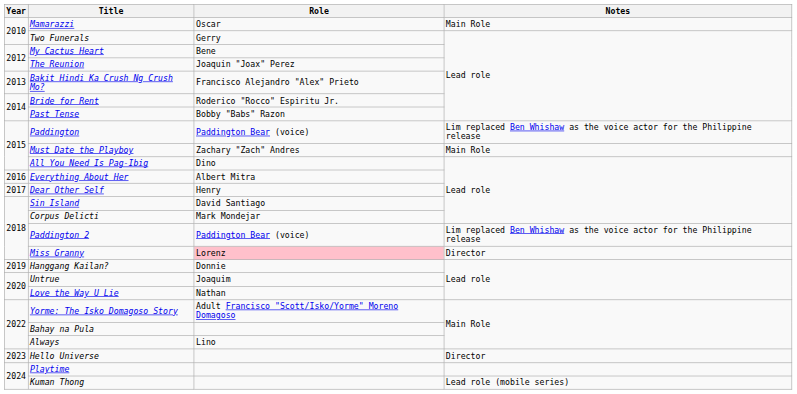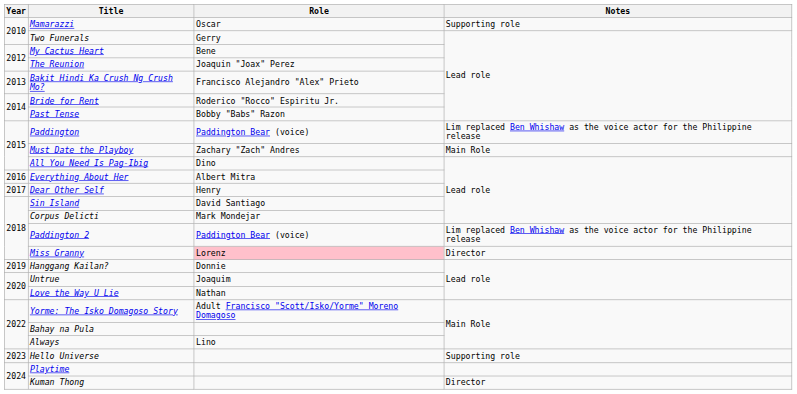(468, 24) Main Role -> (483, 24) Supporting role
(466, 356) Director -> (483, 356) Supporting role
(508, 382) Lead role (mobile series) -> (466, 382) Director
